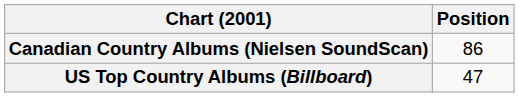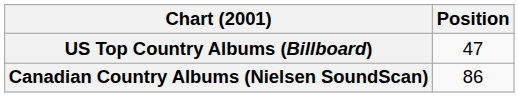rows swapped: (219, 48) <-> (219, 77)
